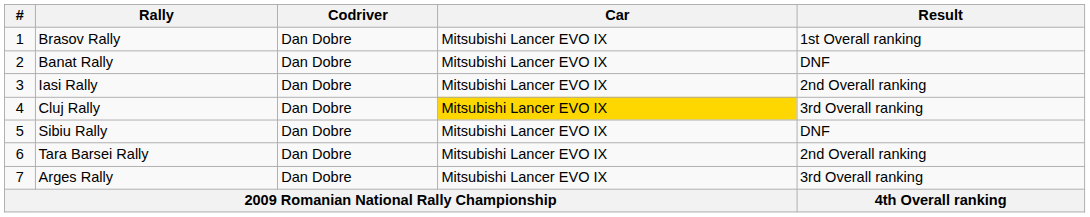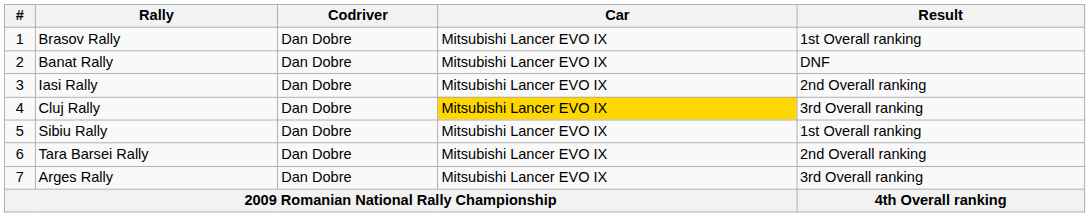(815, 131) DNF -> (861, 131) 1st Overall ranking
